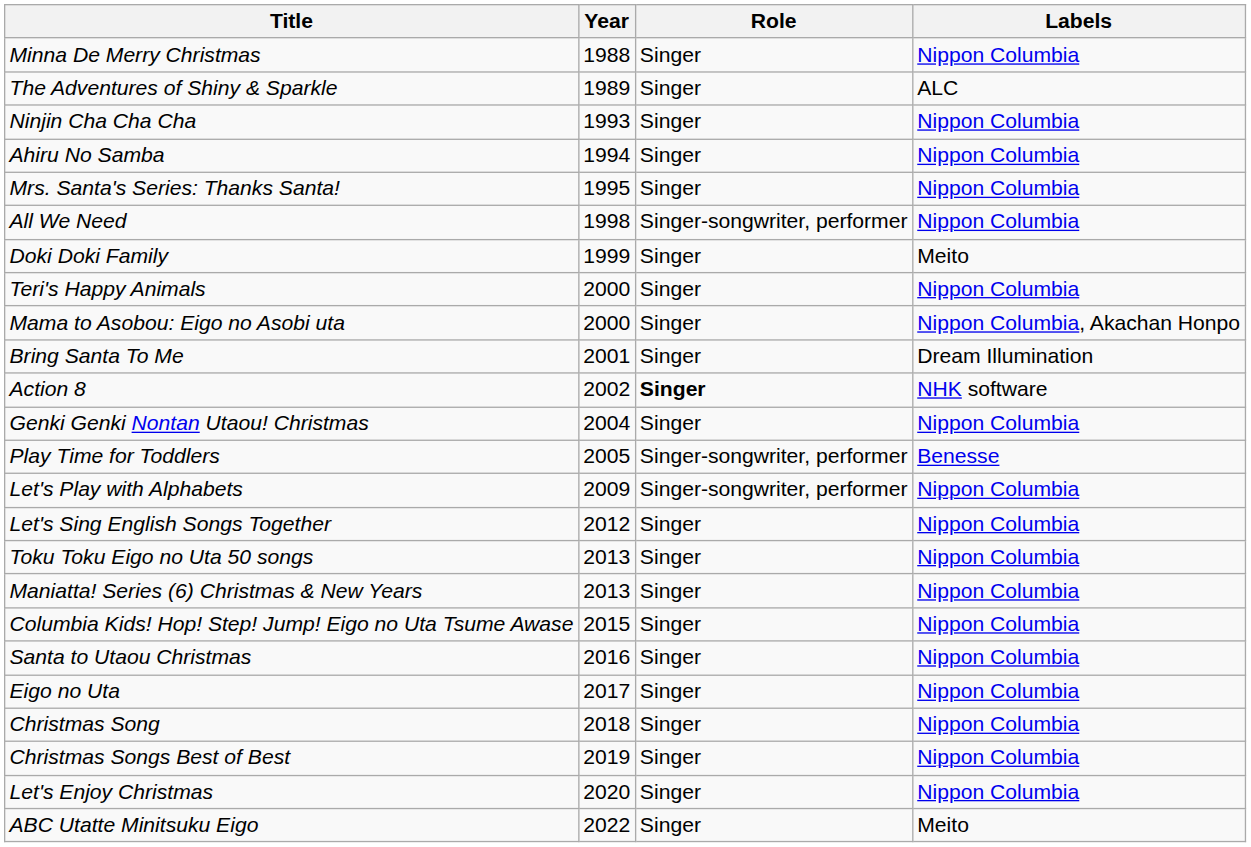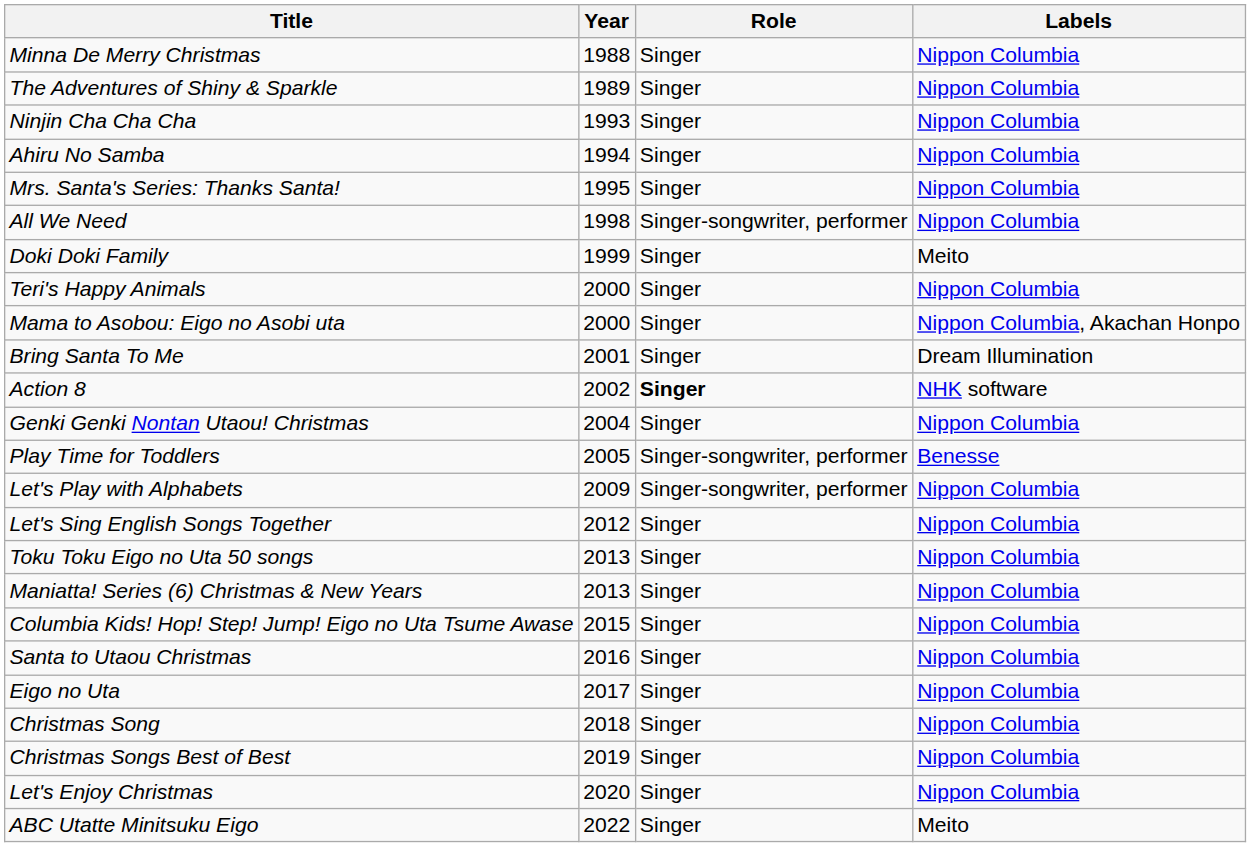(938, 88) ALC -> (998, 88) Nippon Columbia
